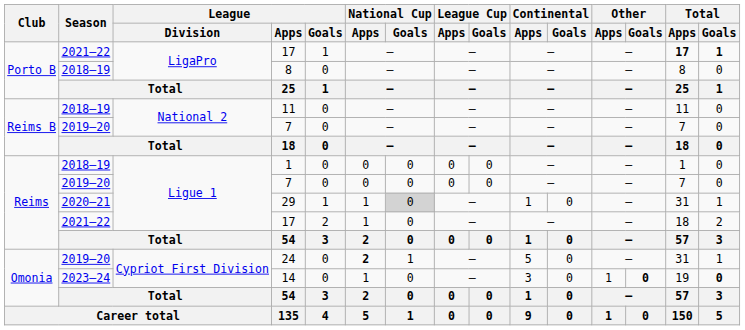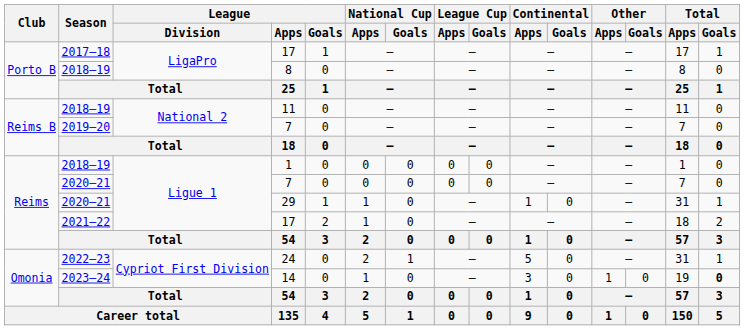(86, 52) 2021–22 -> (86, 52) 2017–18
(682, 52) bold -> (682, 52) normal
(719, 52) bold -> (719, 52) normal
(86, 184) 2019–20 -> (86, 184) 2020–21
(410, 202) lightgrey background -> (410, 202) no background
(86, 259) 2019–20 -> (86, 259) 2022–23
(366, 259) bold -> (366, 259) normal
(645, 278) bold -> (645, 278) normal
